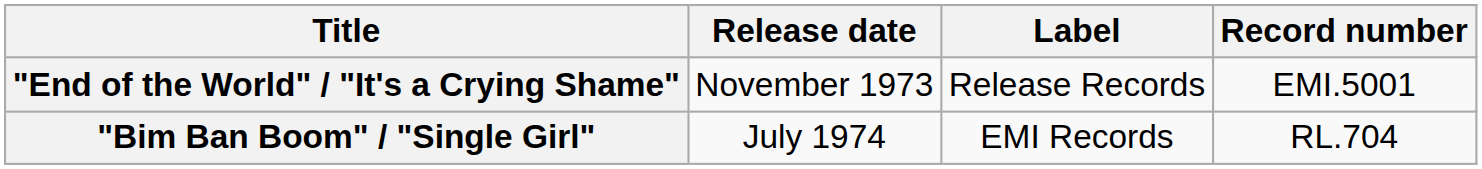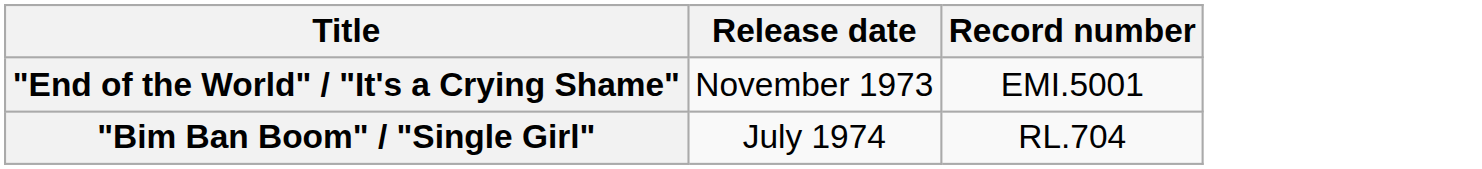- column: (1077, 31)
